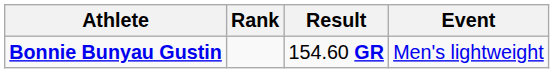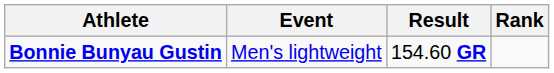columns swapped: (468, 21) <-> (255, 21)
